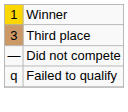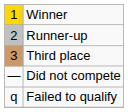+ row: (57, 35)
